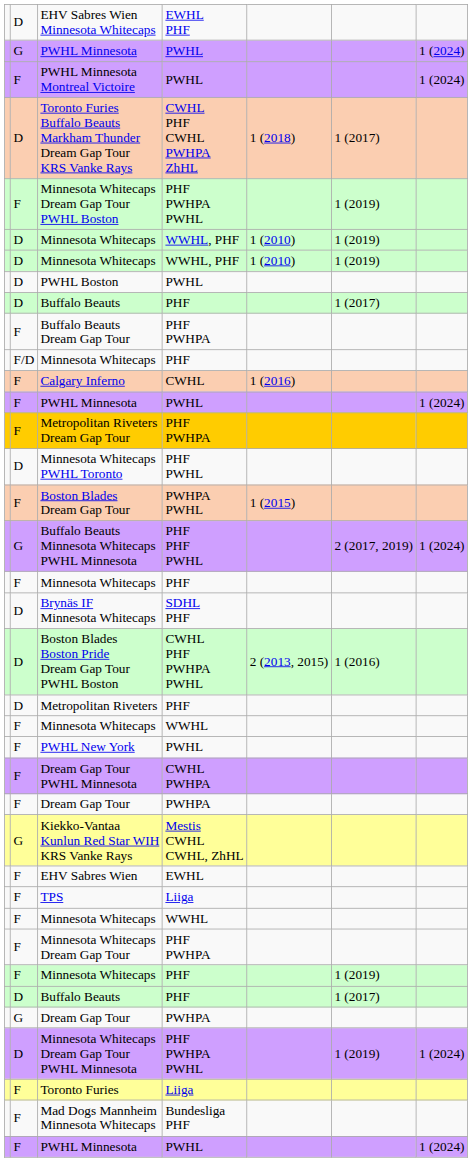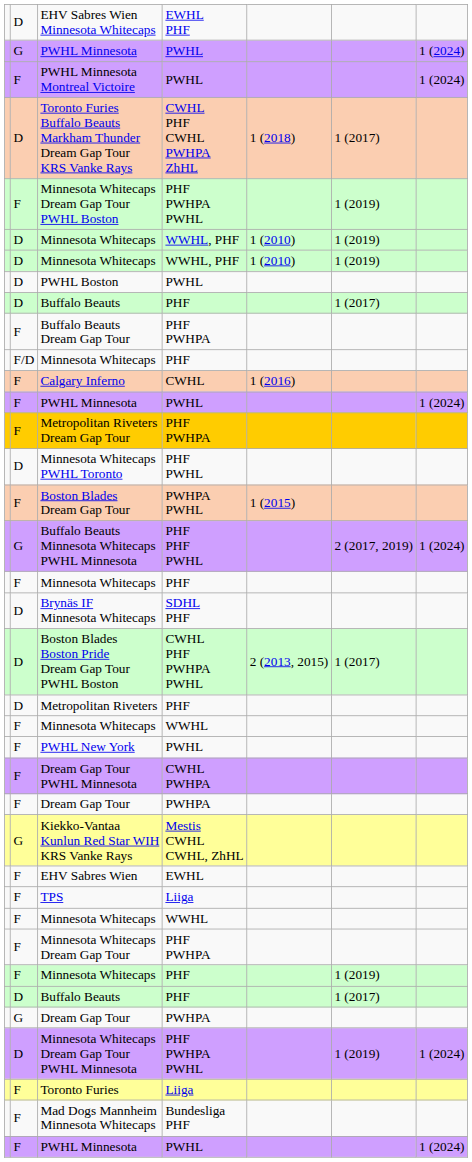(357, 661) 1 (2016) -> (357, 661) 1 (2017)
